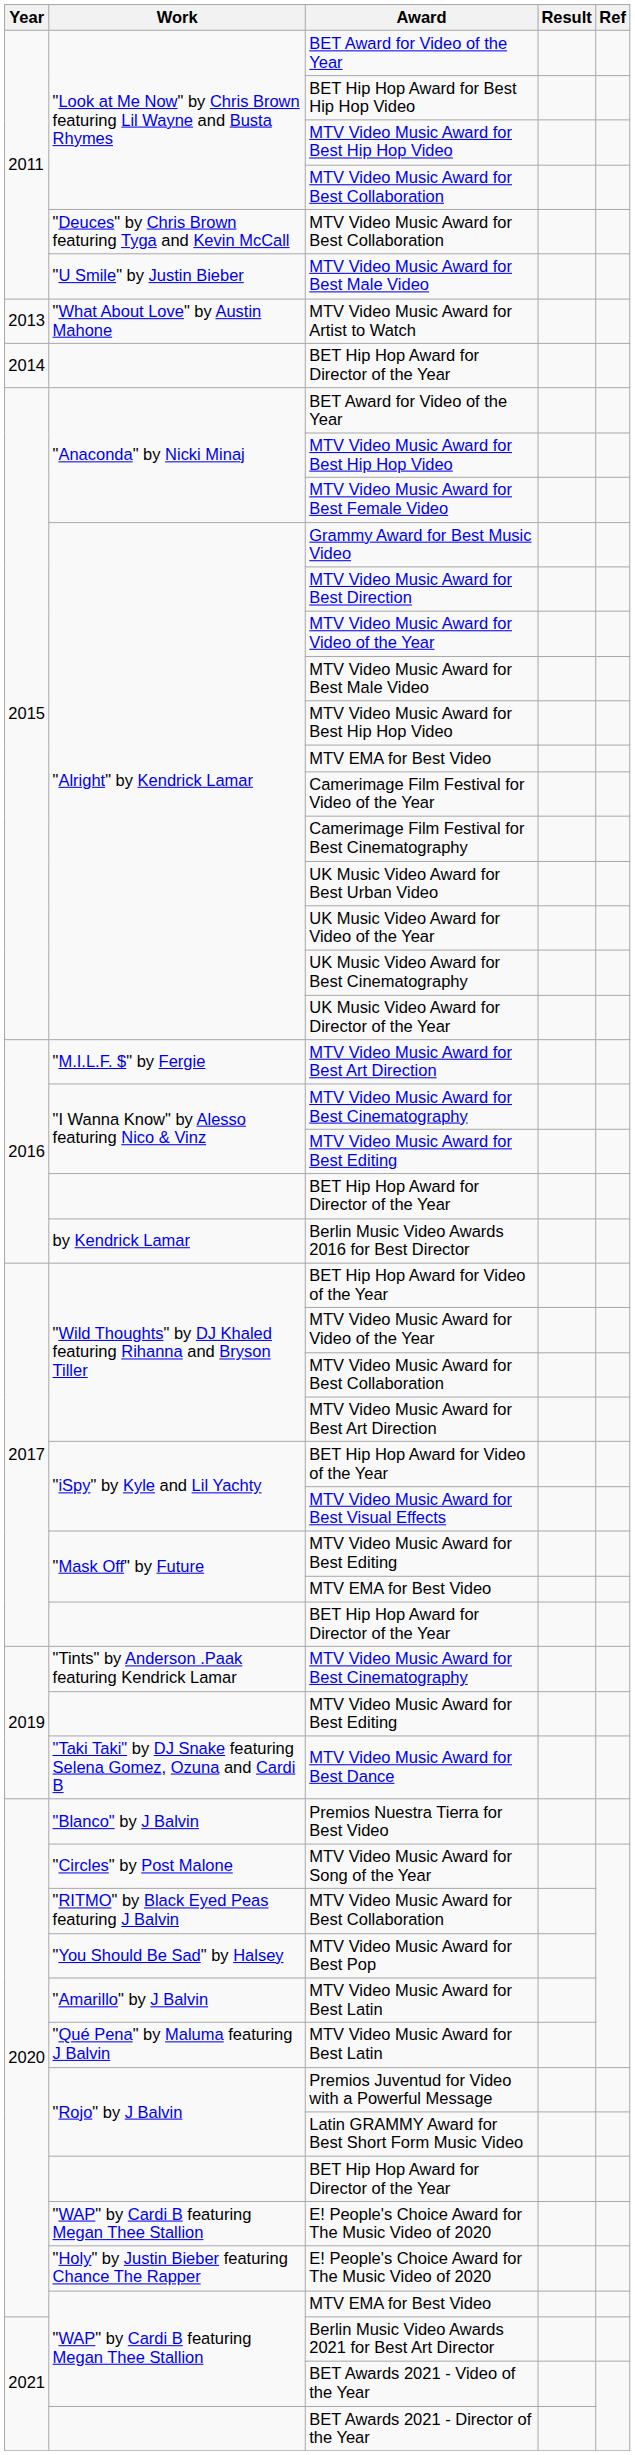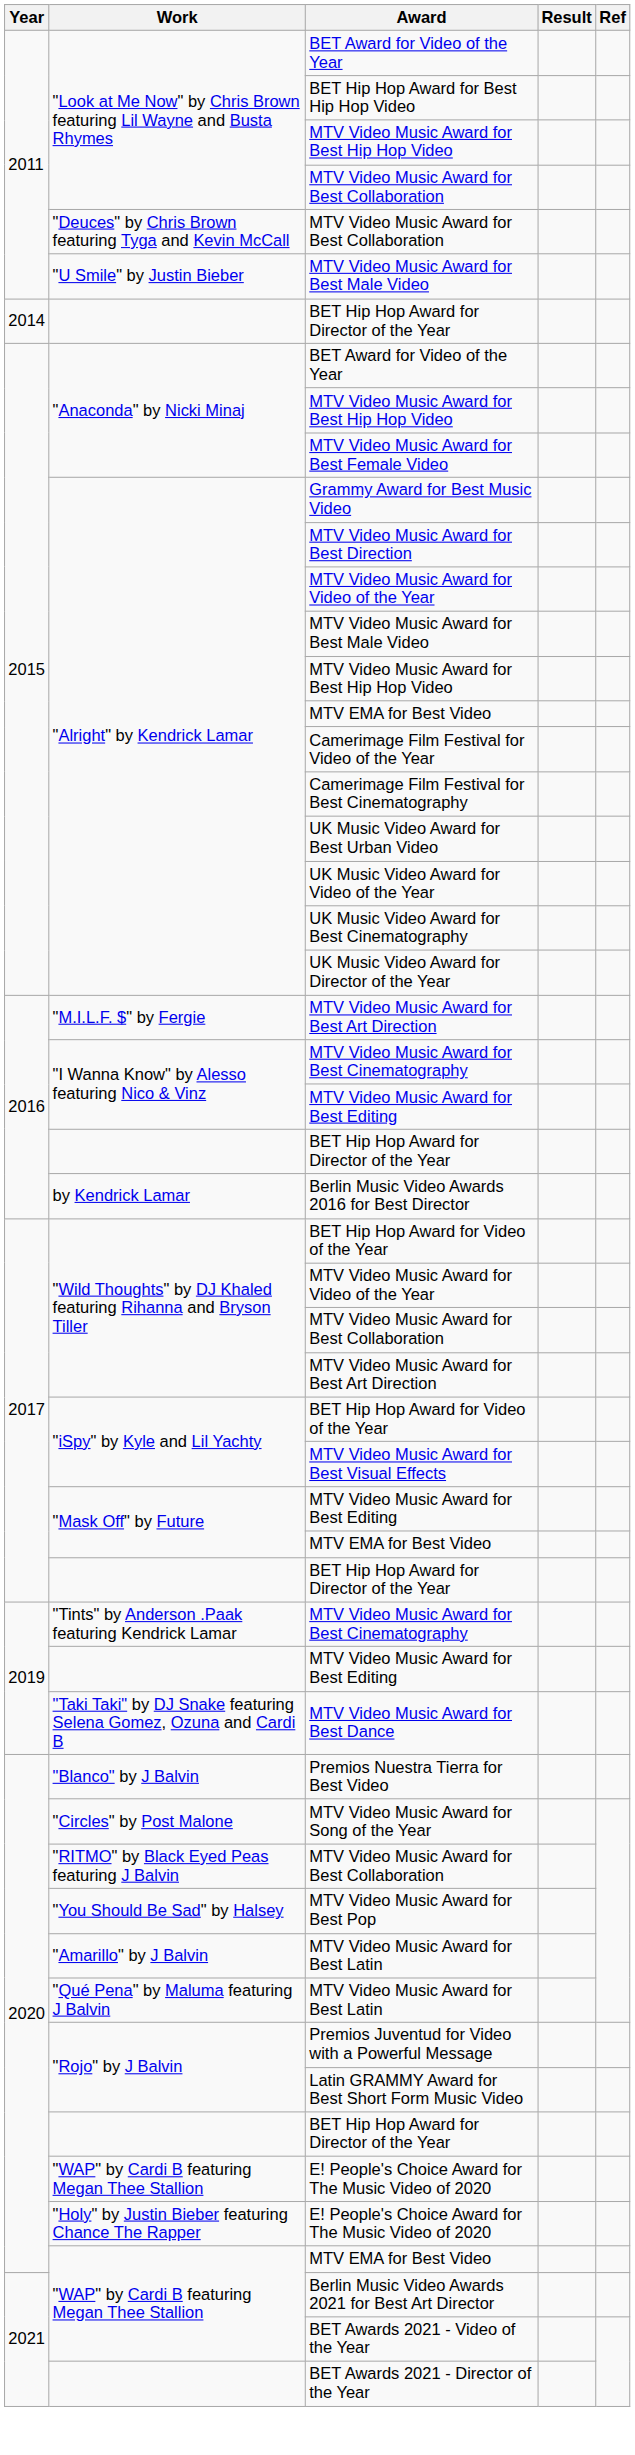- row: (157, 321)
